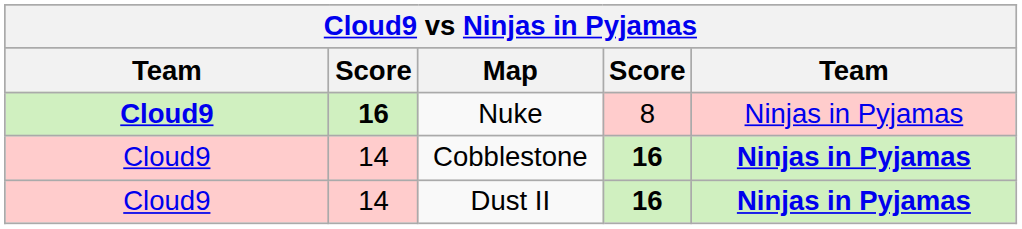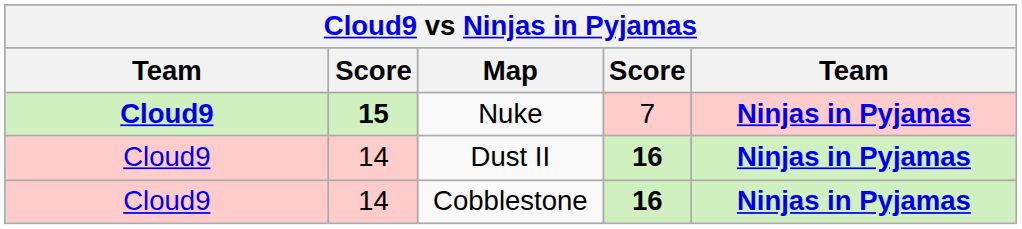(373, 113) 16 -> (373, 113) 15
(647, 113) 8 -> (647, 113) 7
(854, 113) normal -> (854, 113) bold
rows swapped: (510, 200) <-> (510, 157)
